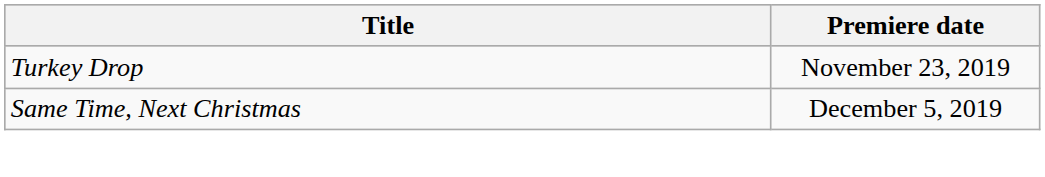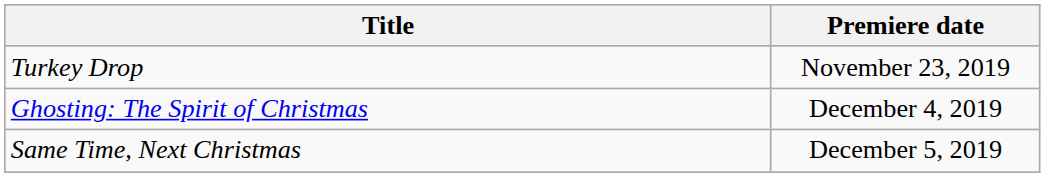+ row: (189, 108)
